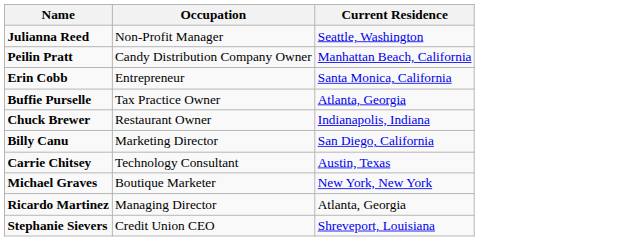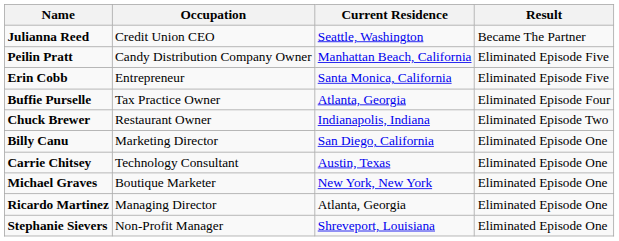+ column: (544, 15)
(169, 36) Non-Profit Manager -> (165, 36) Credit Union CEO
(165, 225) Credit Union CEO -> (169, 225) Non-Profit Manager
